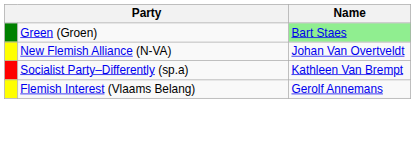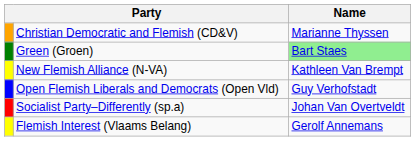+ row: (127, 32)
(348, 51) Johan Van Overtveldt -> (347, 70) Kathleen Van Brempt
+ row: (147, 88)
(347, 70) Kathleen Van Brempt -> (348, 107) Johan Van Overtveldt
